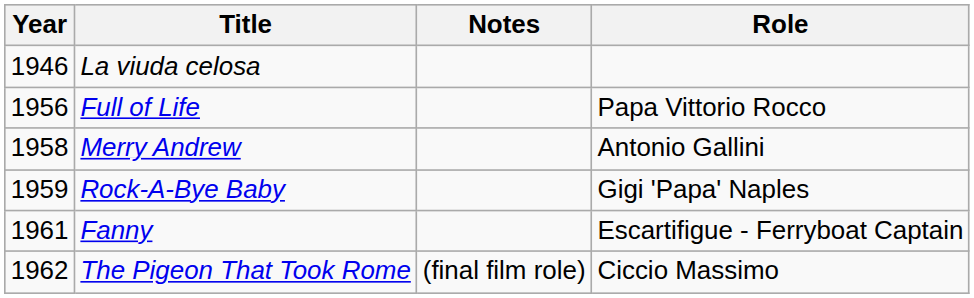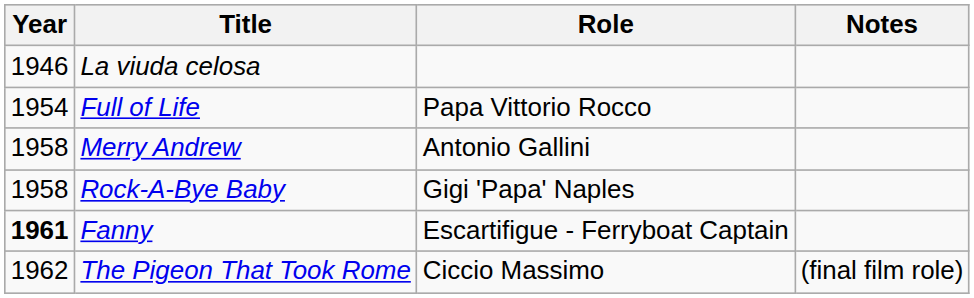columns swapped: (780, 25) <-> (504, 25)
(40, 107) 1956 -> (40, 107) 1954
(40, 189) 1959 -> (40, 189) 1958
(40, 230) normal -> (40, 230) bold
